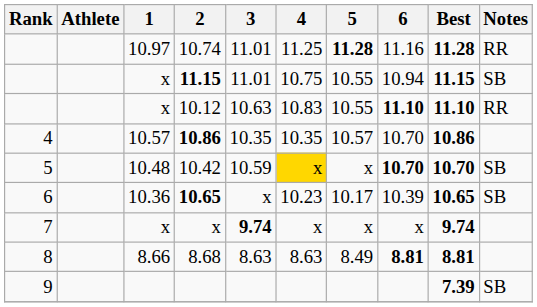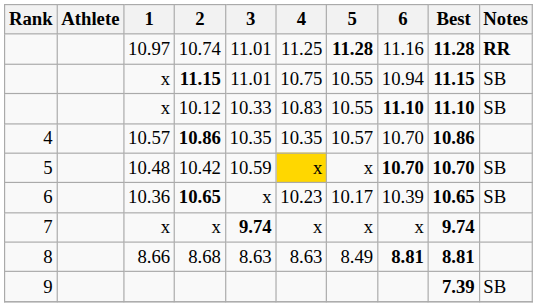(496, 49) normal -> (497, 49) bold
(251, 108) 10.63 -> (251, 108) 10.33
(496, 108) RR -> (495, 108) SB
